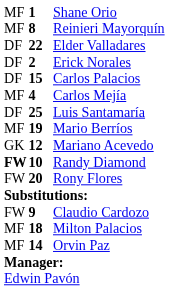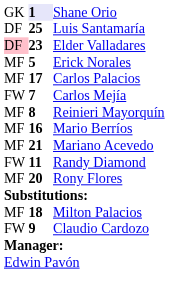(14, 12) MF -> (14, 12) GK
(32, 12) no background -> (32, 12) lavender background
rows swapped: (99, 112) <-> (109, 28)
(13, 45) no background -> (13, 45) pink background
(36, 45) 22 -> (36, 45) 23
(13, 62) DF -> (14, 62) MF
(32, 62) 2 -> (32, 62) 5
(13, 78) DF -> (14, 78) MF
(36, 78) 15 -> (36, 78) 17
(14, 95) MF -> (15, 95) FW
(32, 95) 4 -> (32, 95) 7
(36, 128) 19 -> (36, 128) 16
(14, 145) GK -> (14, 145) MF
(36, 145) 12 -> (36, 145) 21
(15, 162) bold -> (15, 162) normal
(36, 162) 10 -> (35, 162) 11
(15, 178) FW -> (14, 178) MF
rows swapped: (97, 228) <-> (101, 212)
- row: (81, 245)
